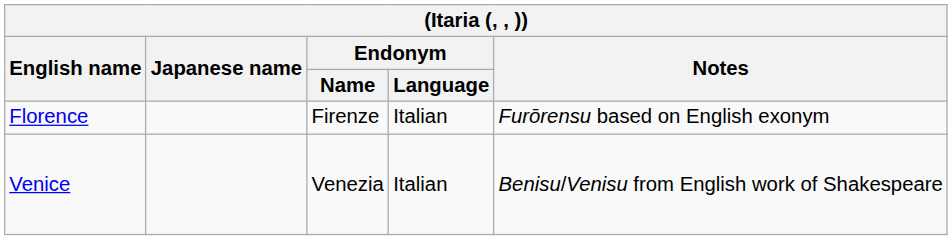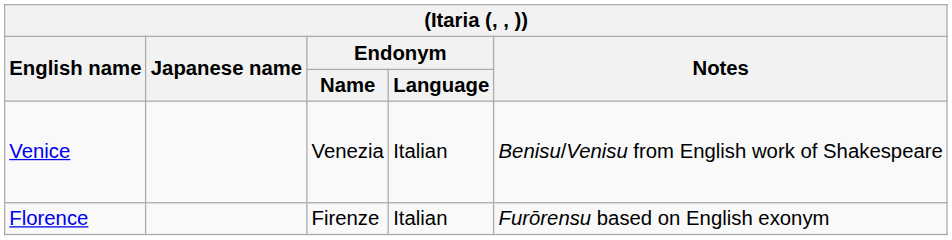rows swapped: (49, 117) <-> (40, 183)
